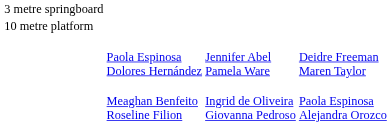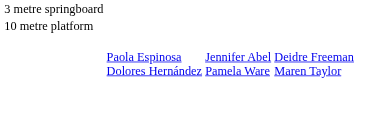- row: (152, 108)
